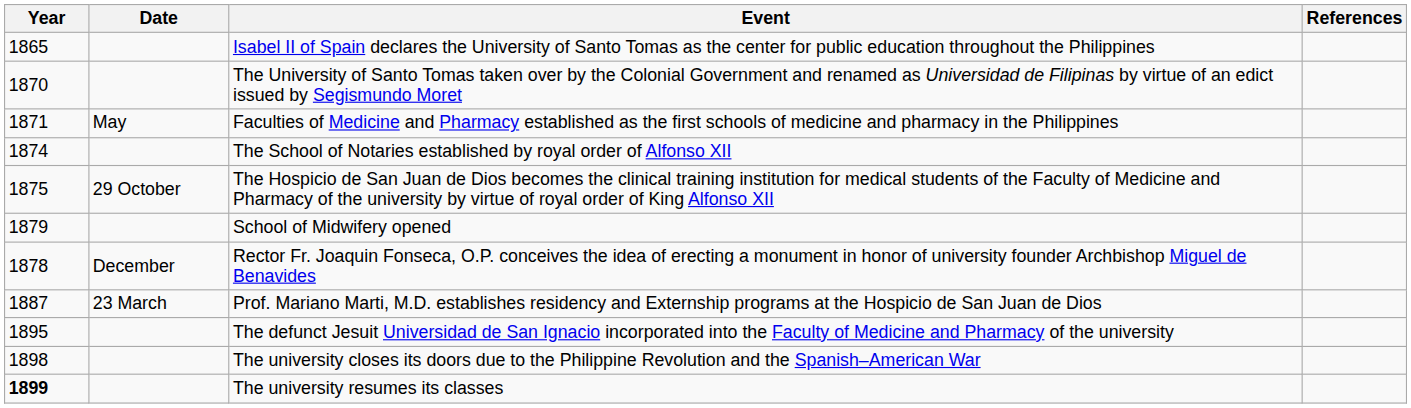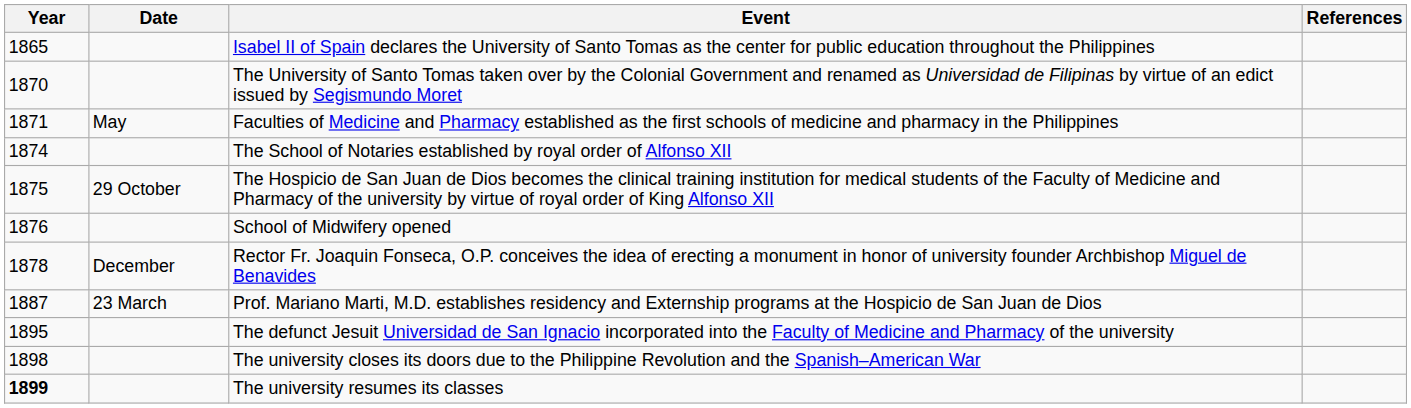(28, 227) 1879 -> (28, 227) 1876
